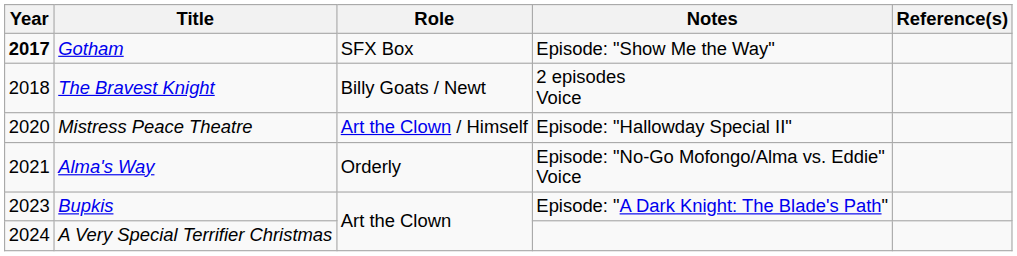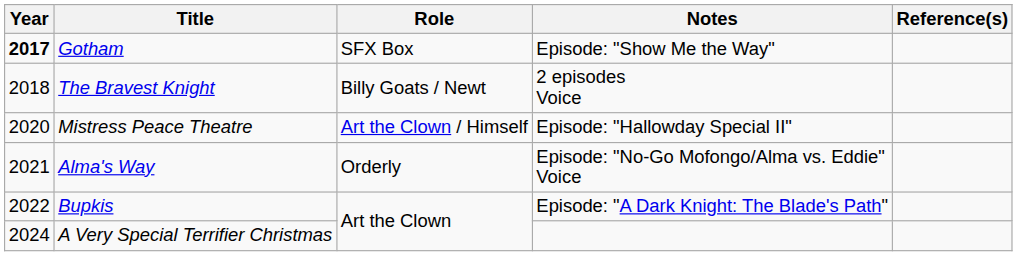(29, 206) 2023 -> (29, 206) 2022
